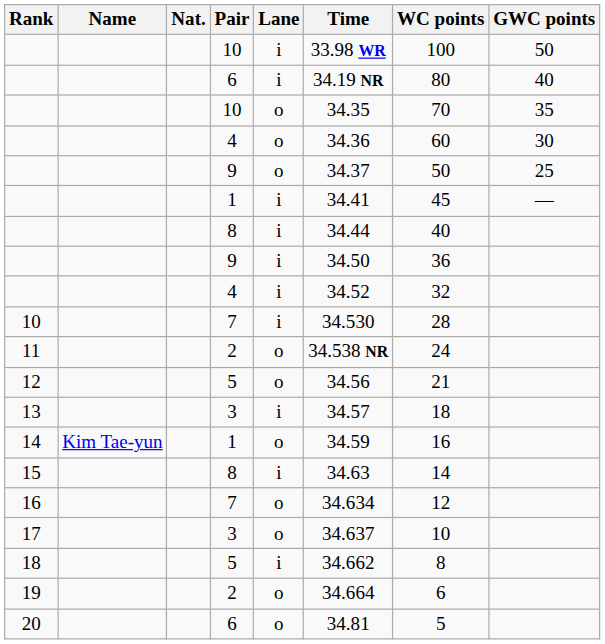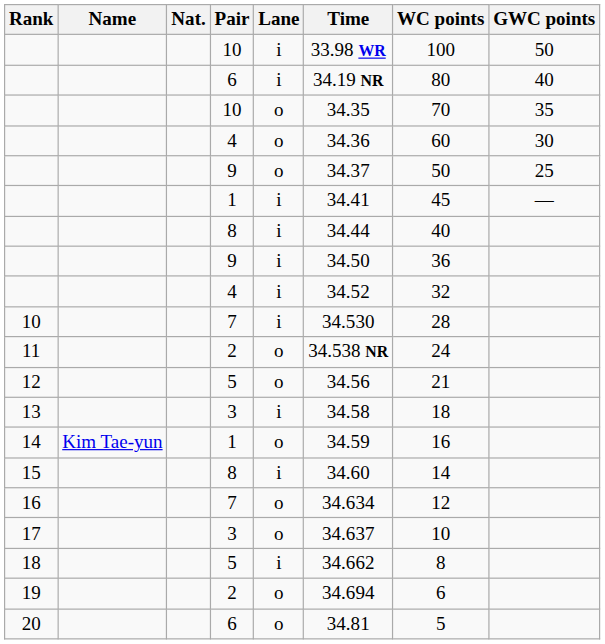(348, 412) 34.57 -> (348, 412) 34.58
(348, 472) 34.63 -> (348, 472) 34.60
(348, 593) 34.664 -> (348, 593) 34.694
